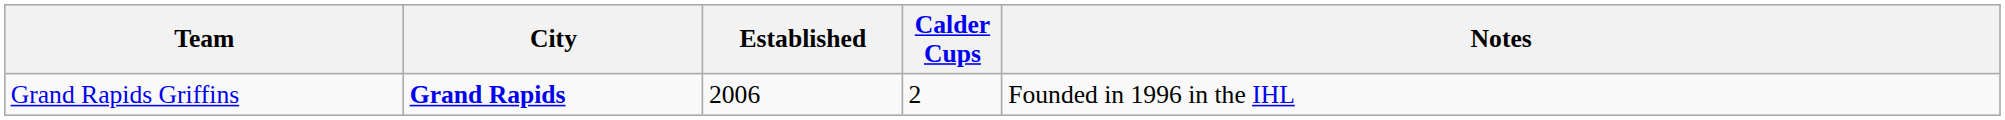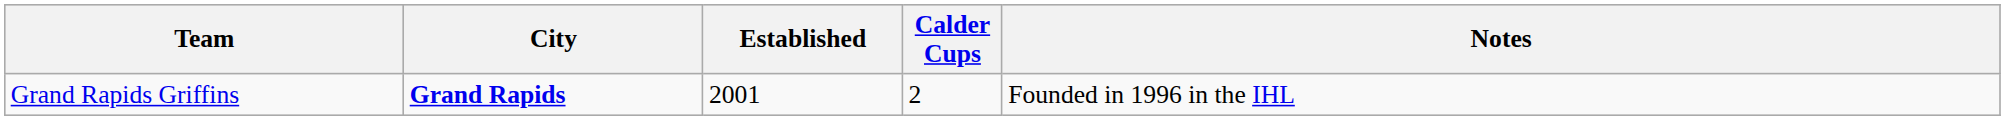(735, 94) 2006 -> (735, 94) 2001
